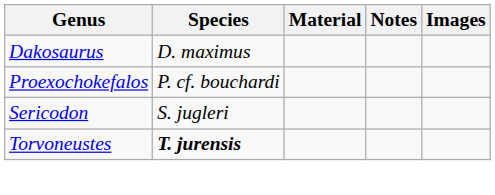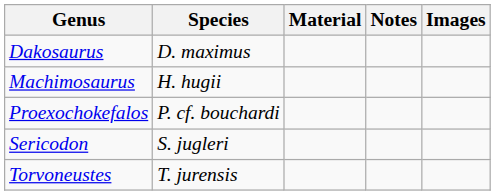+ row: (72, 81)
(199, 143) bold -> (197, 174) normal
